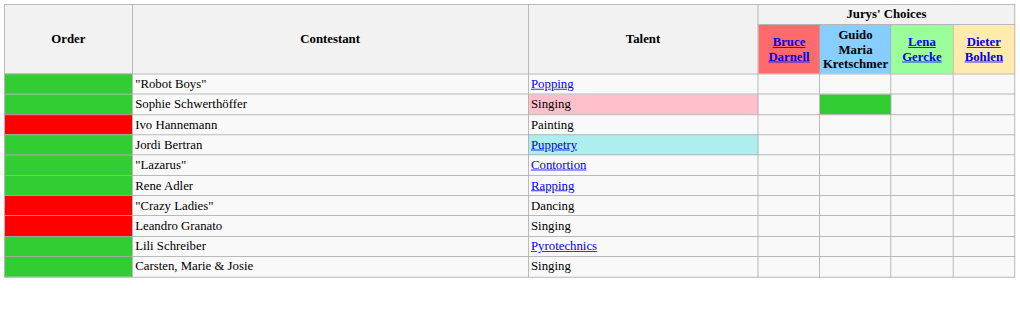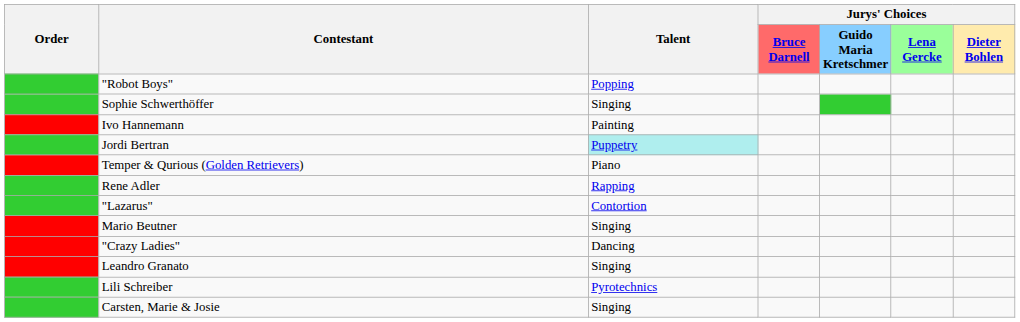(551, 104) pink background -> (611, 104) no background
+ row: (203, 165)
rows swapped: (164, 185) <-> (161, 165)
+ row: (139, 226)
